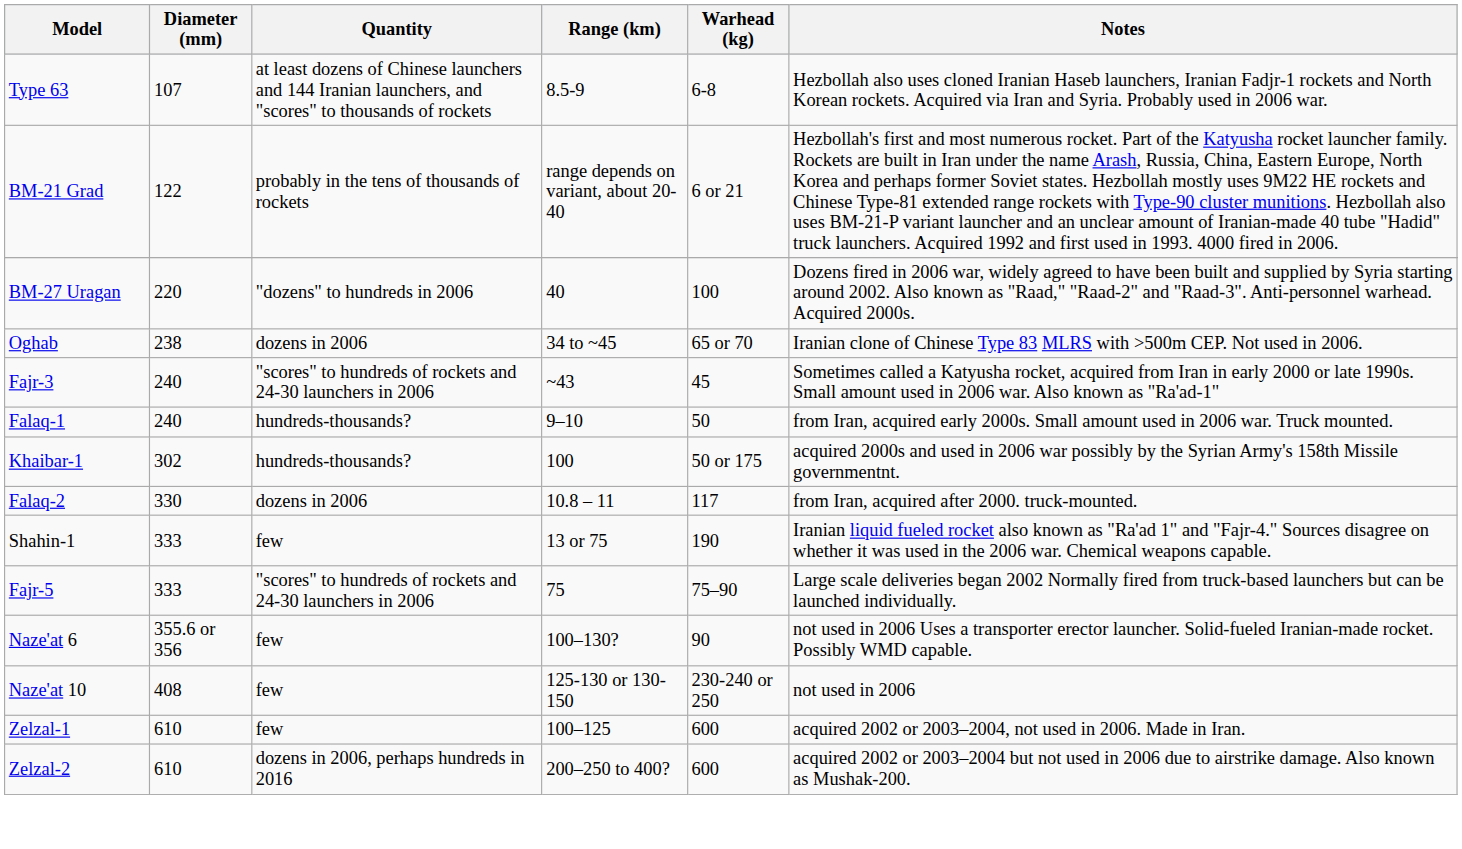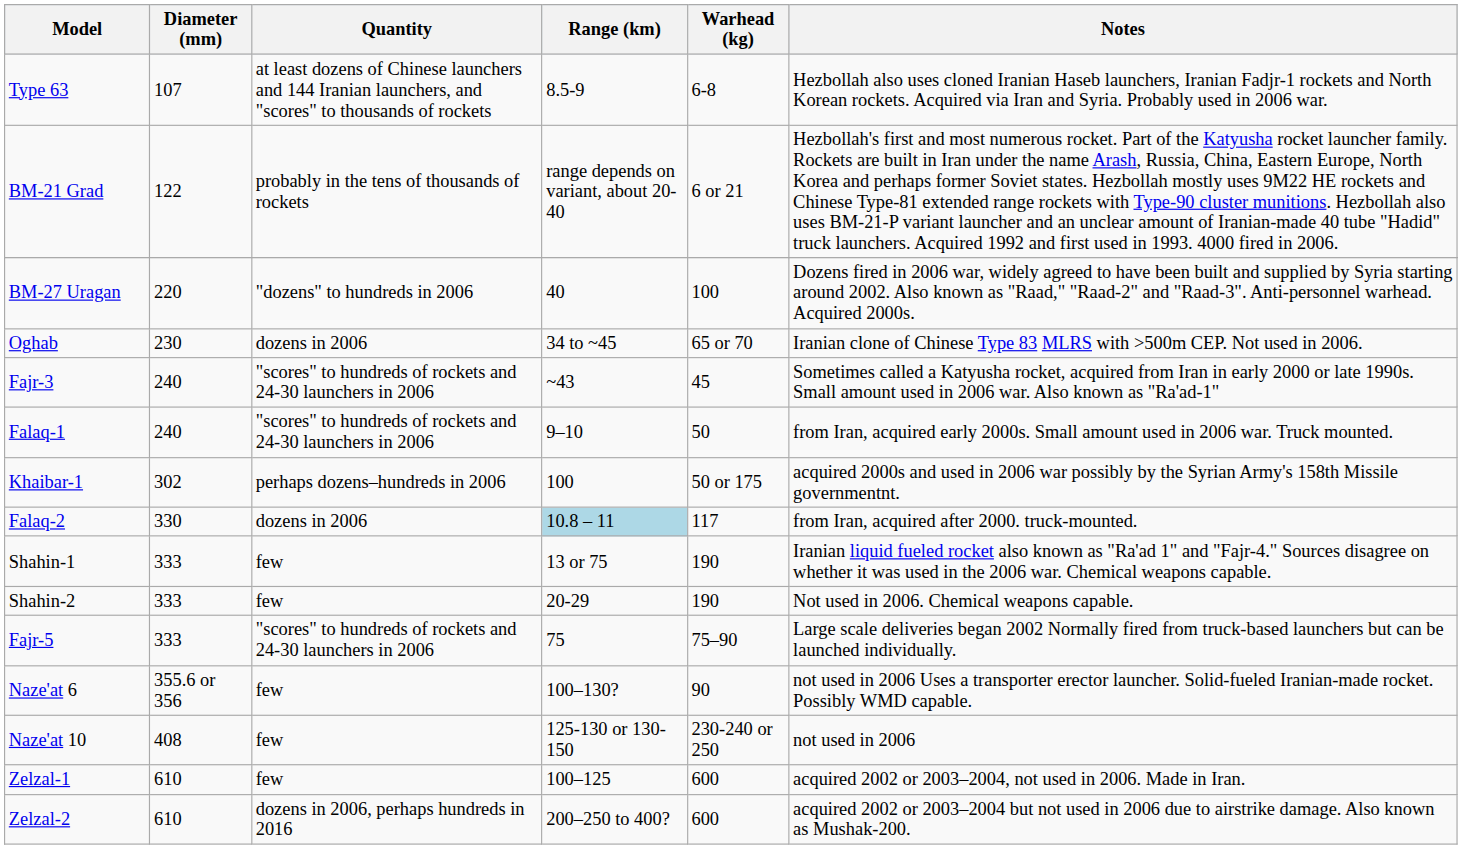(168, 342) 238 -> (168, 342) 230
(333, 421) hundreds-thousands? -> (386, 432) "scores" to hundreds of rockets and 24-30 launchers in 2006
(333, 461) hundreds-thousands? -> (381, 482) perhaps dozens–hundreds in 2006
(580, 500) no background -> (580, 521) lightblue background
+ row: (42, 600)
